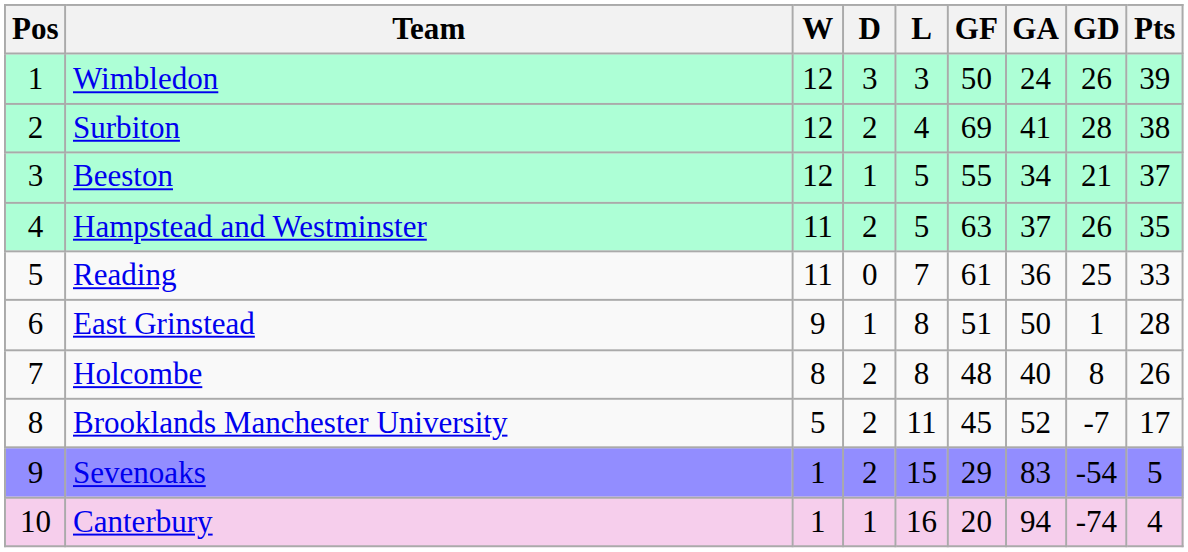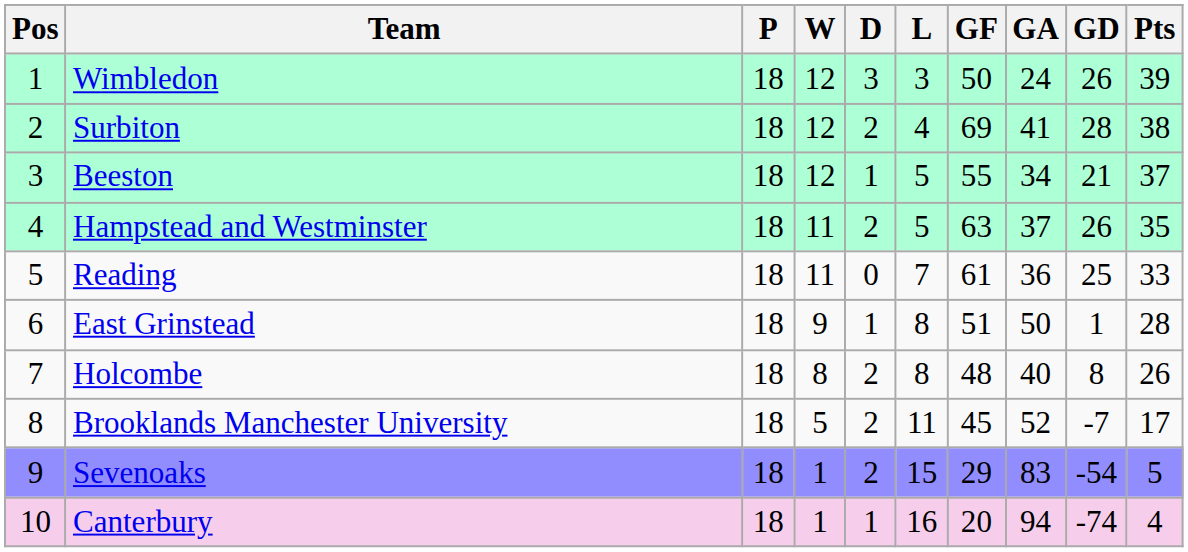+ column: (768, 29)
